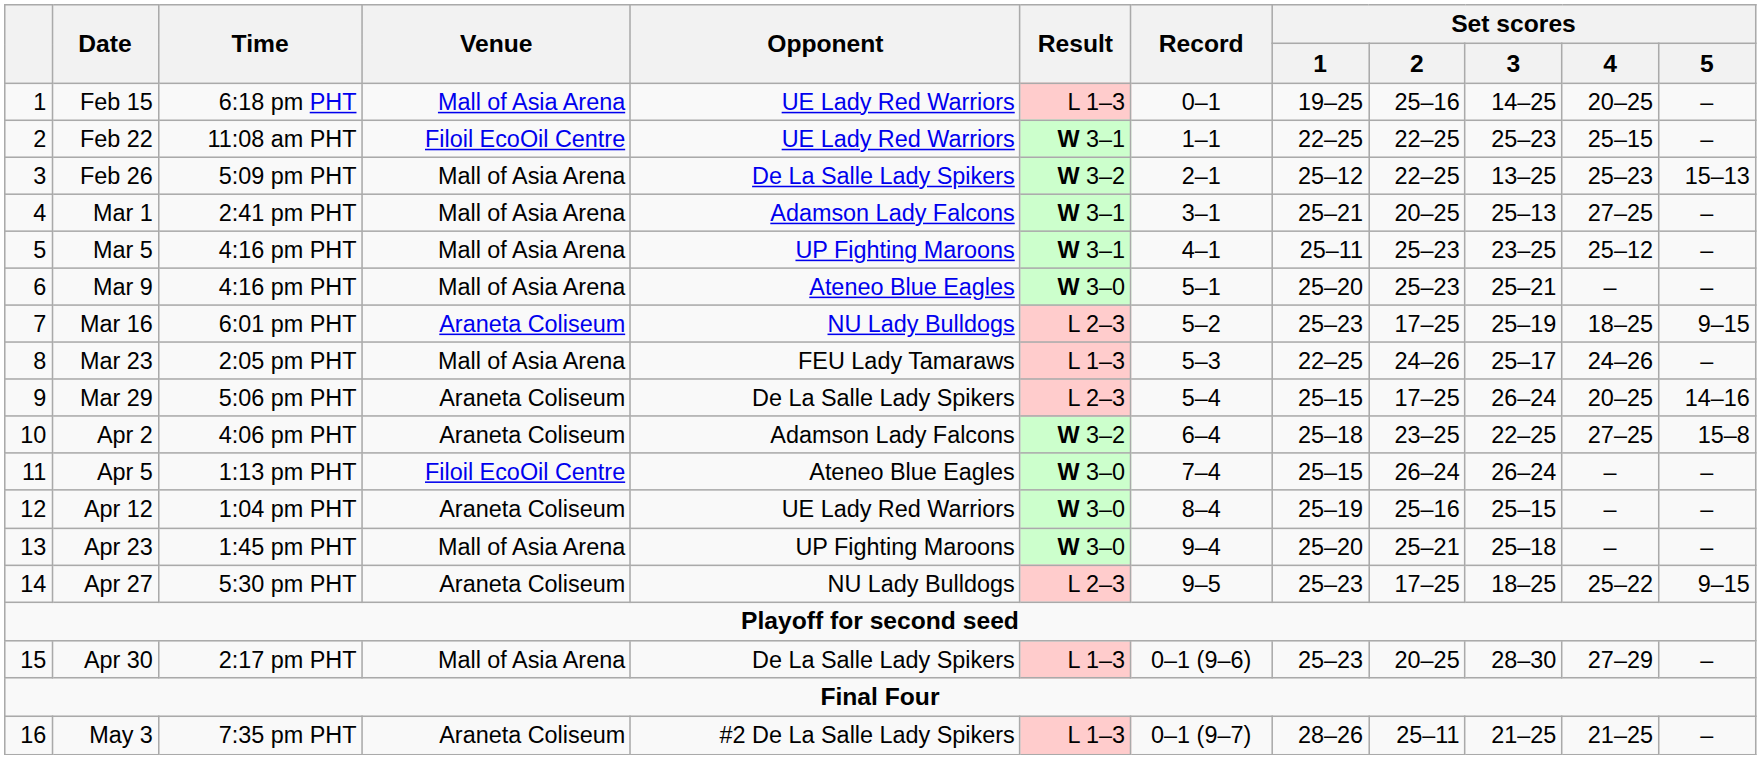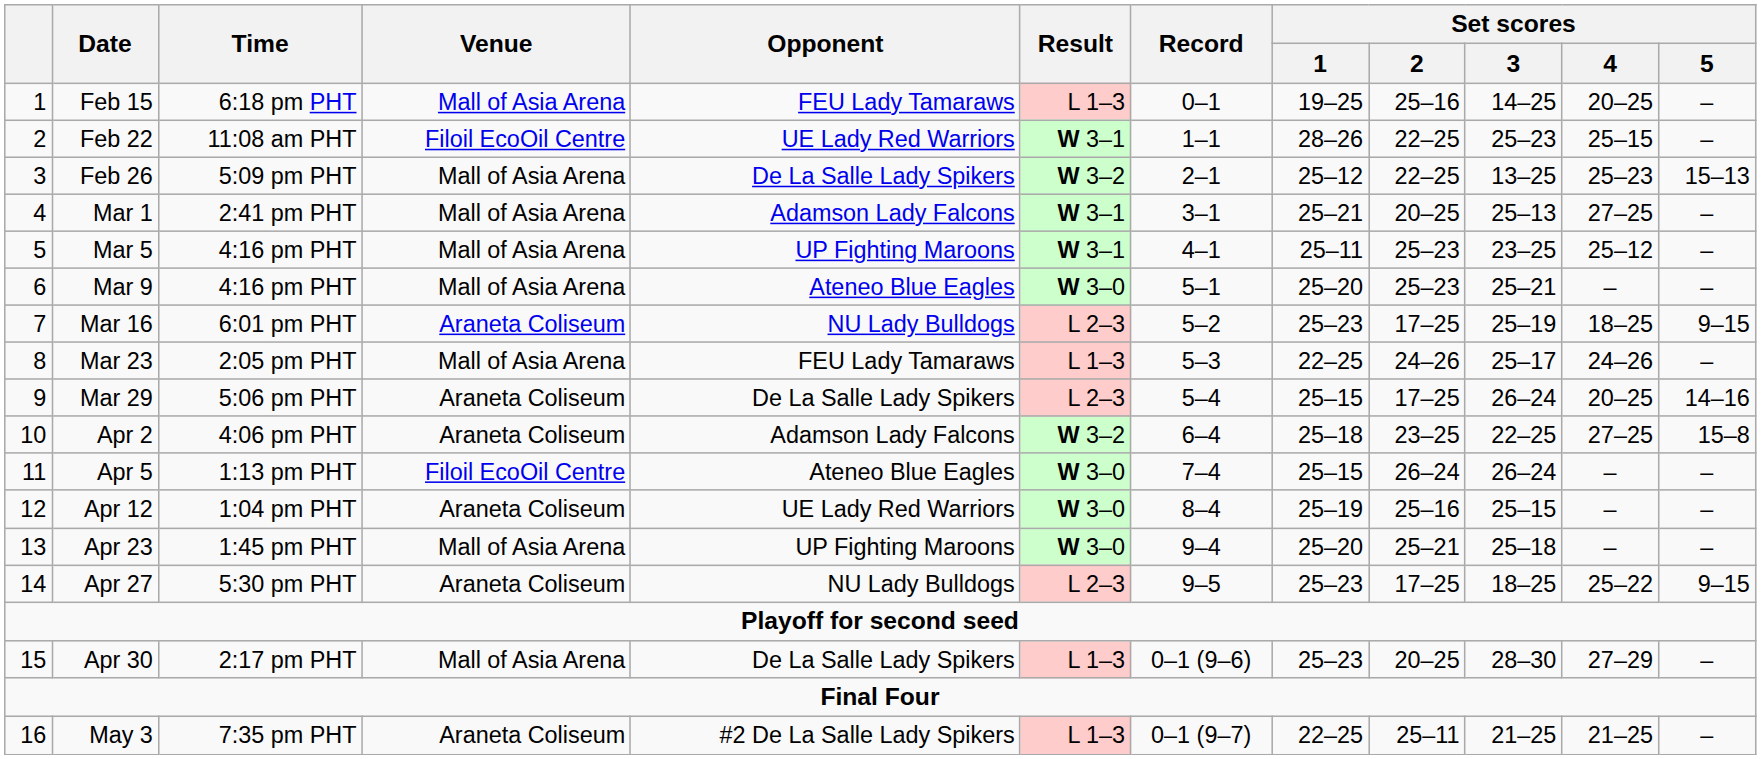(898, 101) UE Lady Red Warriors -> (906, 101) FEU Lady Tamaraws
(1330, 139) 22–25 -> (1330, 139) 28–26
(1330, 735) 28–26 -> (1330, 735) 22–25
